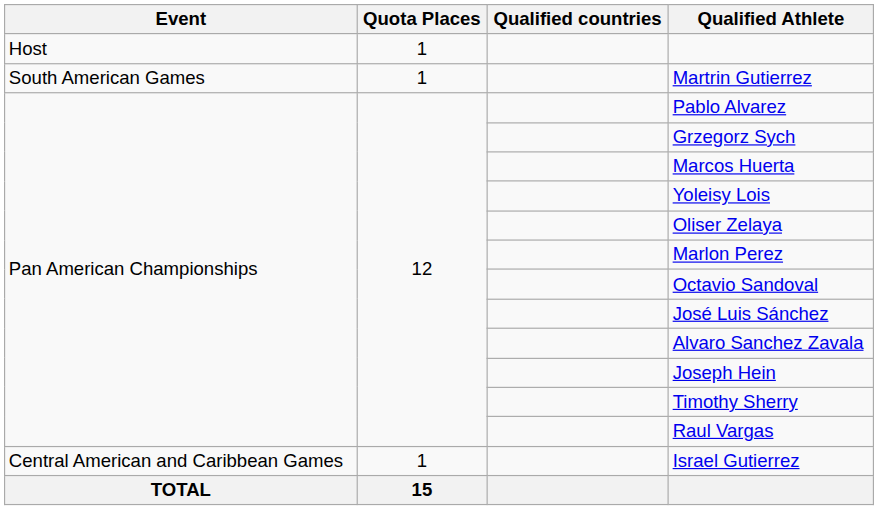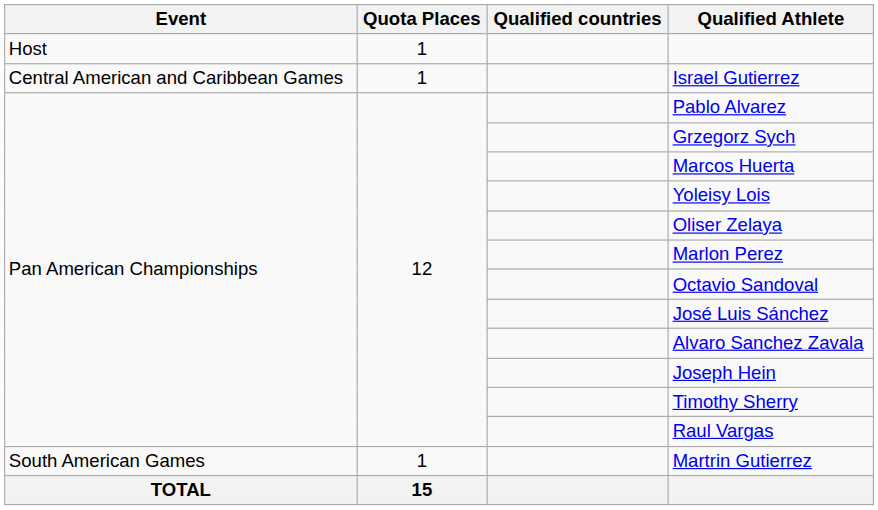rows swapped: (107, 78) <-> (176, 460)
